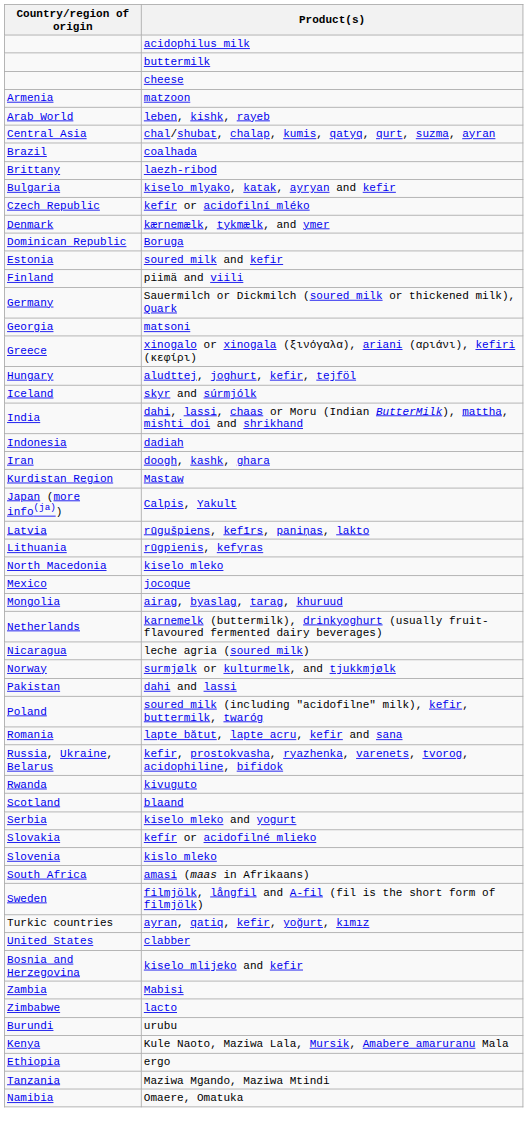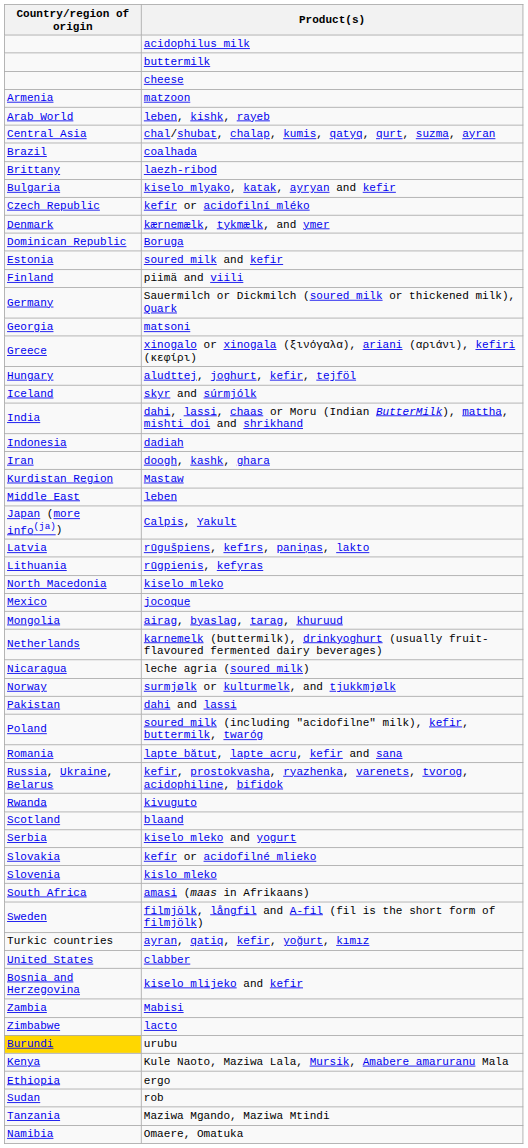+ row: (160, 497)
(30, 1026) no background -> (30, 1044) gold background
+ row: (154, 1098)
